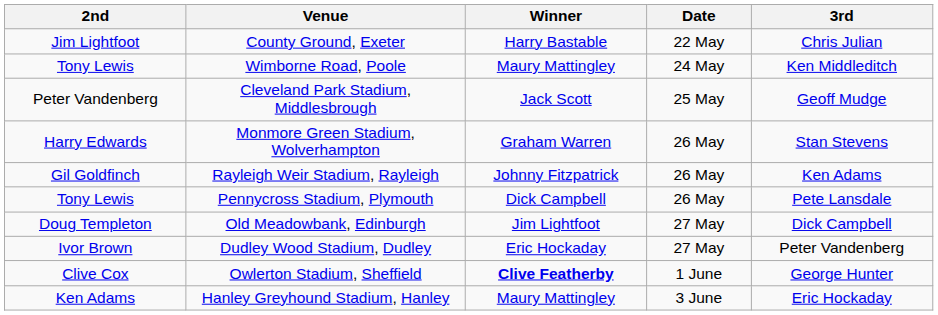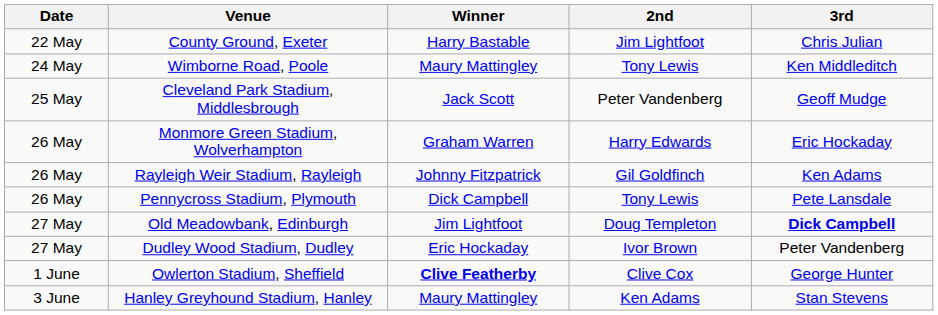columns swapped: (699, 16) <-> (95, 16)
(842, 141) Stan Stevens -> (842, 141) Eric Hockaday
(842, 224) normal -> (842, 224) bold
(842, 297) Eric Hockaday -> (842, 297) Stan Stevens
